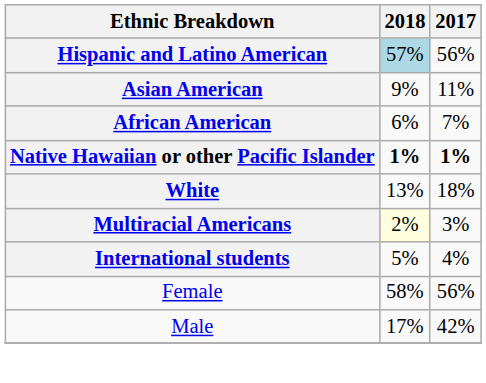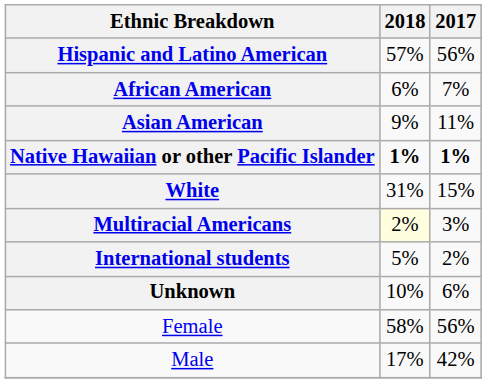(405, 55) lightblue background -> (405, 55) no background
rows swapped: (192, 123) <-> (192, 89)
(405, 190) 13% -> (405, 190) 31%
(456, 190) 18% -> (456, 190) 15%
(456, 258) 4% -> (456, 258) 2%
+ row: (192, 292)
